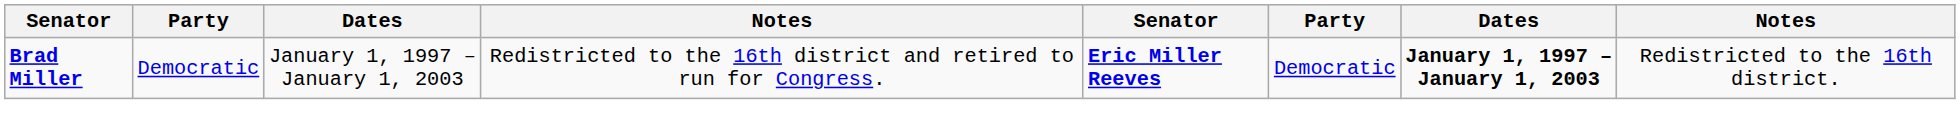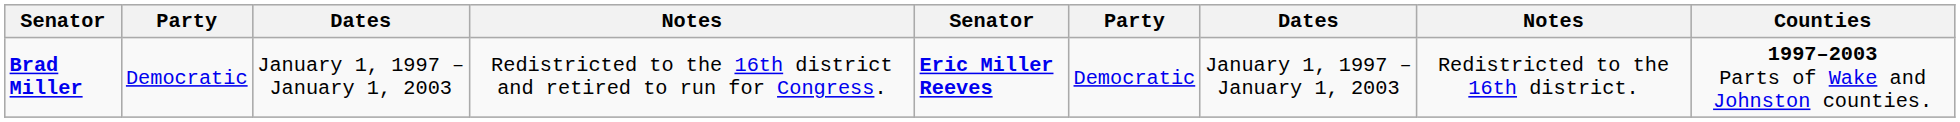+ column: (1823, 21)
(1509, 68) bold -> (1308, 78) normal
